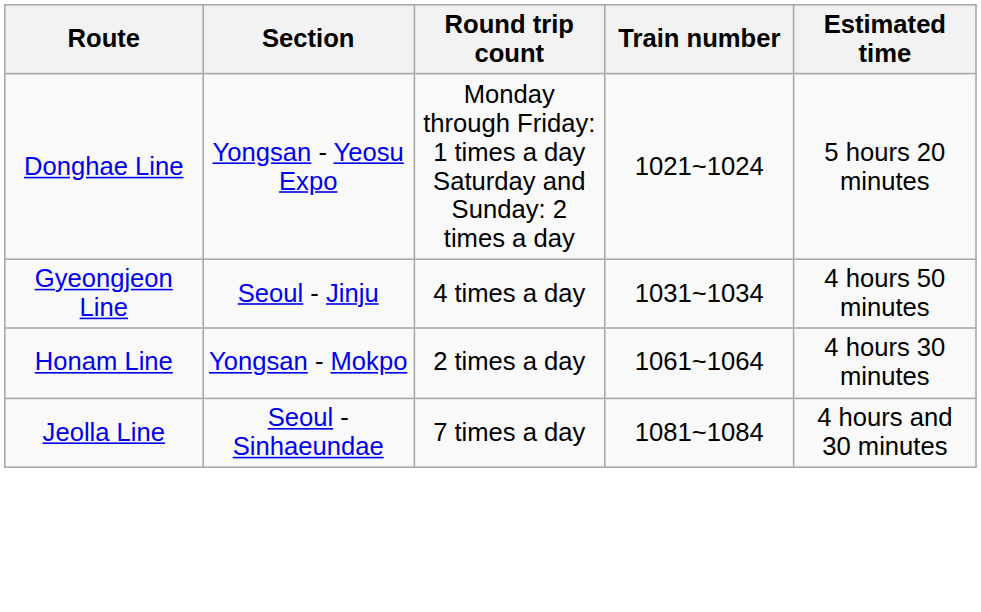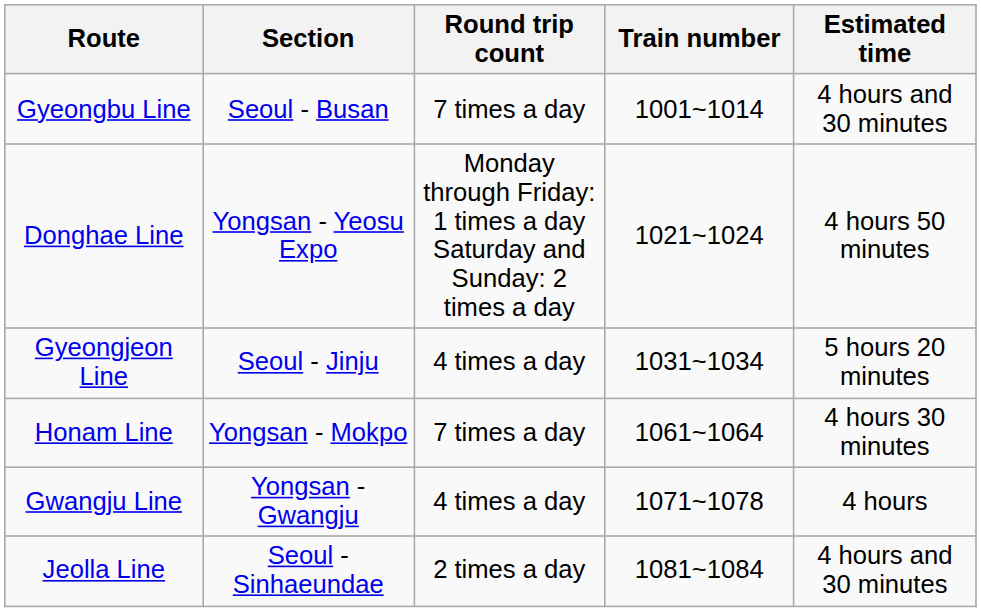+ row: (104, 108)
(885, 166) 5 hours 20 minutes -> (885, 235) 4 hours 50 minutes
(885, 293) 4 hours 50 minutes -> (885, 362) 5 hours 20 minutes
(509, 362) 2 times a day -> (509, 432) 7 times a day
+ row: (104, 501)
(509, 432) 7 times a day -> (509, 570) 2 times a day
